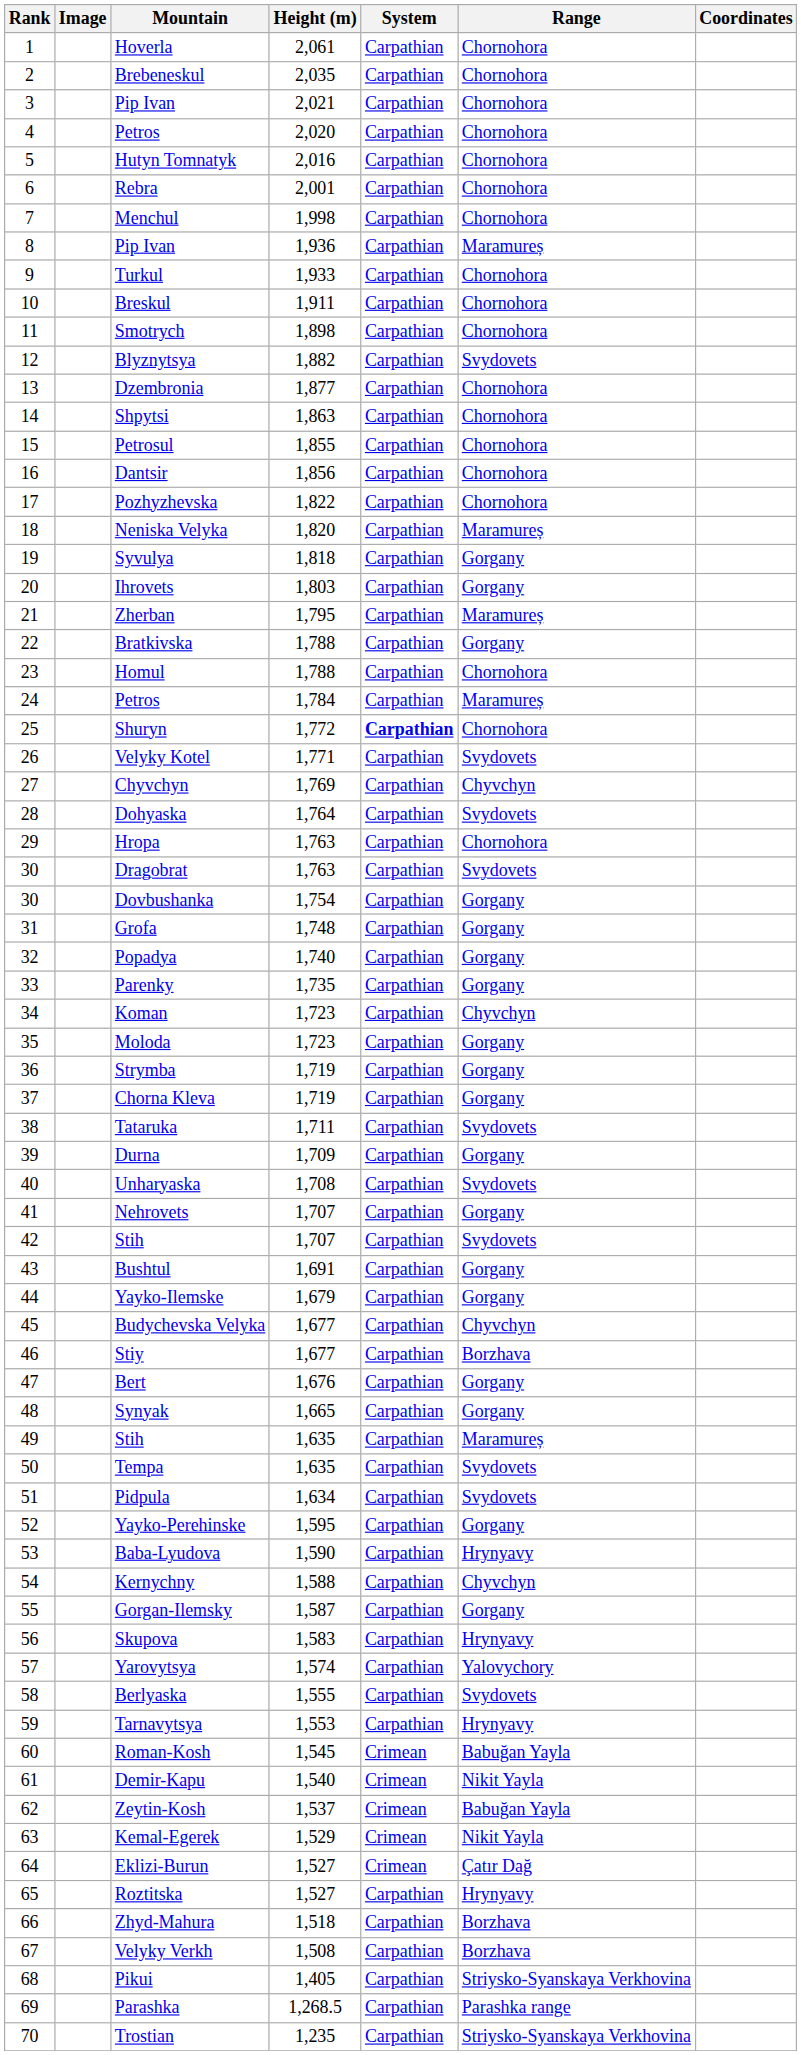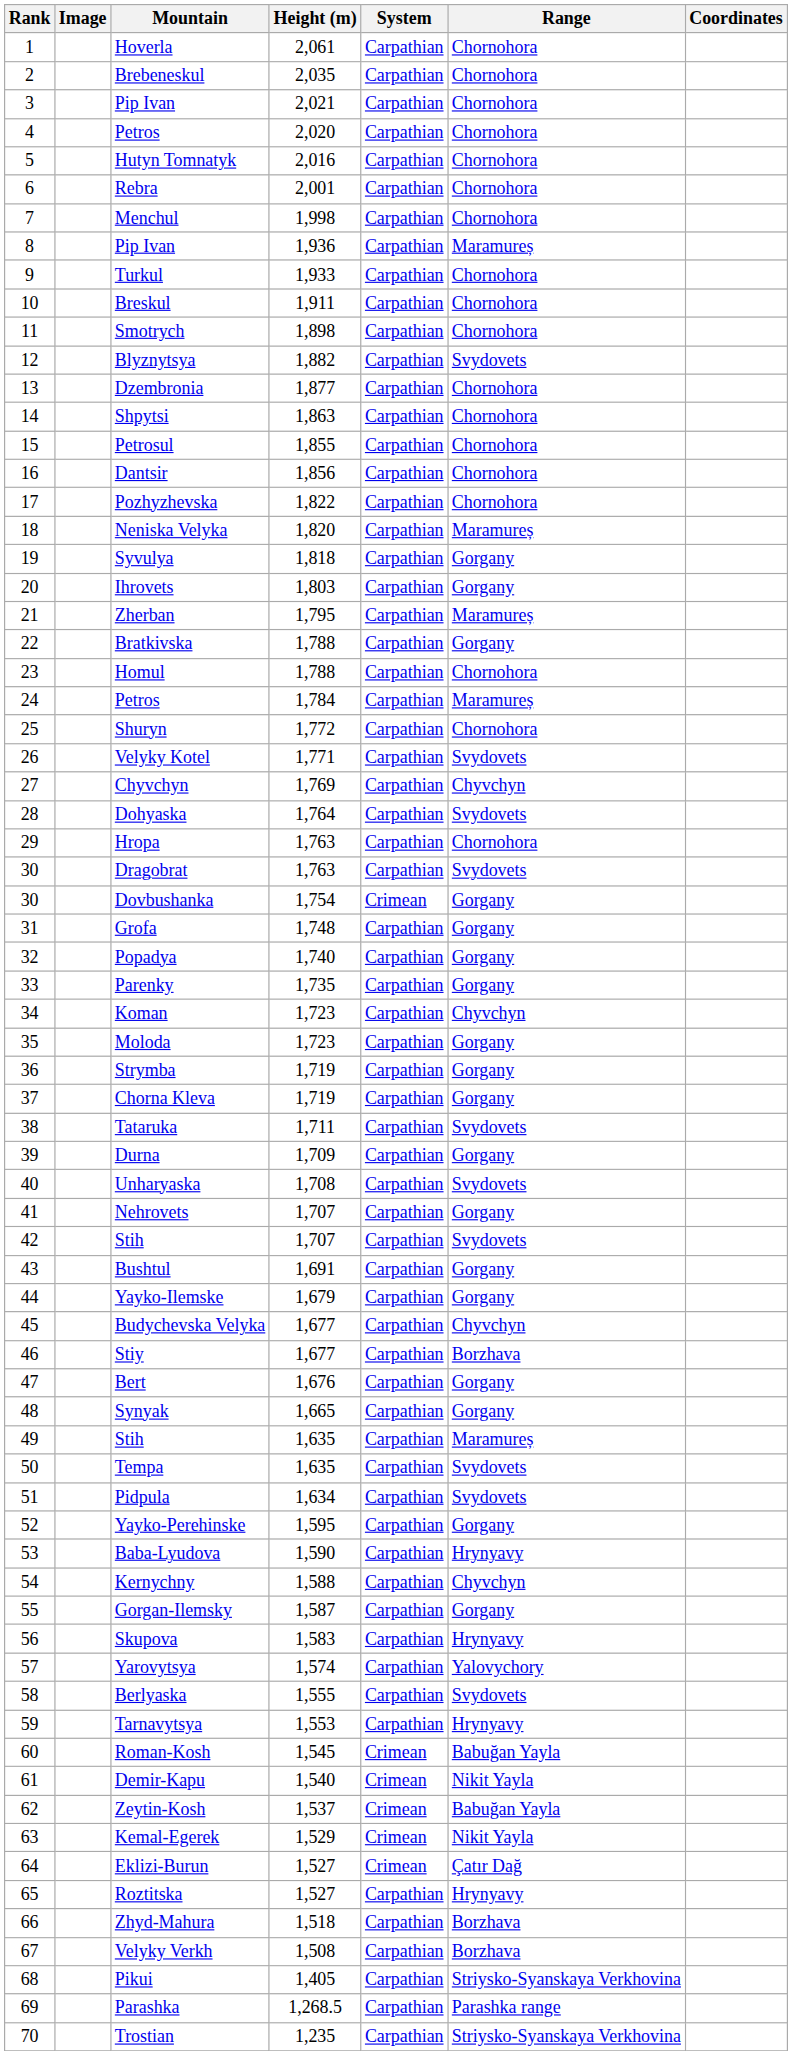(409, 729) bold -> (404, 729) normal
(404, 899) Carpathian -> (396, 899) Crimean
